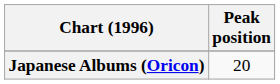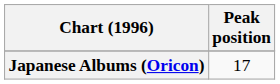(242, 65) 20 -> (242, 65) 17
